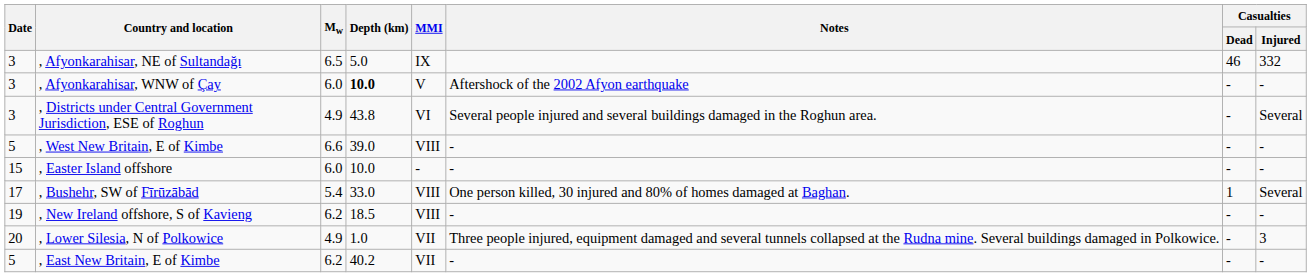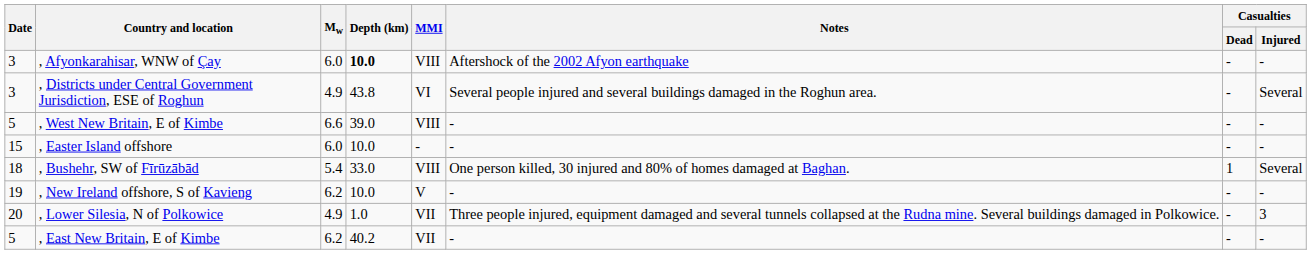- row: (140, 61)
(420, 84) V -> (428, 61) VIII
(15, 191) 17 -> (15, 169) 18
(362, 214) 18.5 -> (362, 191) 10.0
(428, 214) VIII -> (420, 191) V
